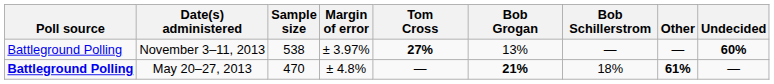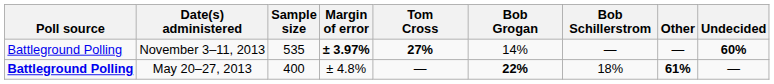(294, 49) 538 -> (294, 49) 535
(346, 49) normal -> (346, 49) bold
(515, 49) 13% -> (515, 49) 14%
(294, 70) 470 -> (294, 70) 400
(515, 70) 21% -> (515, 70) 22%
